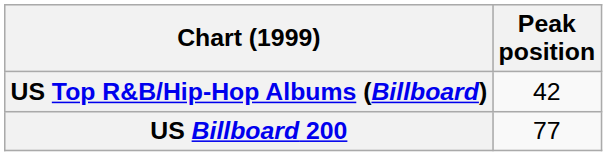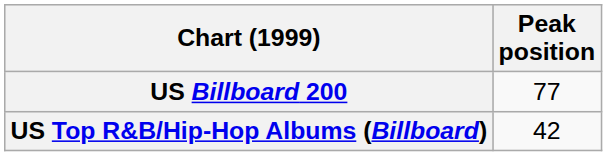rows swapped: (249, 130) <-> (249, 91)
